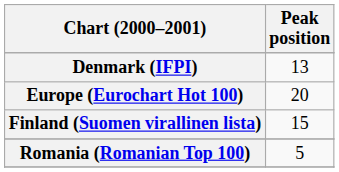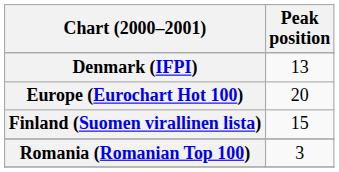(300, 152) 5 -> (300, 152) 3
